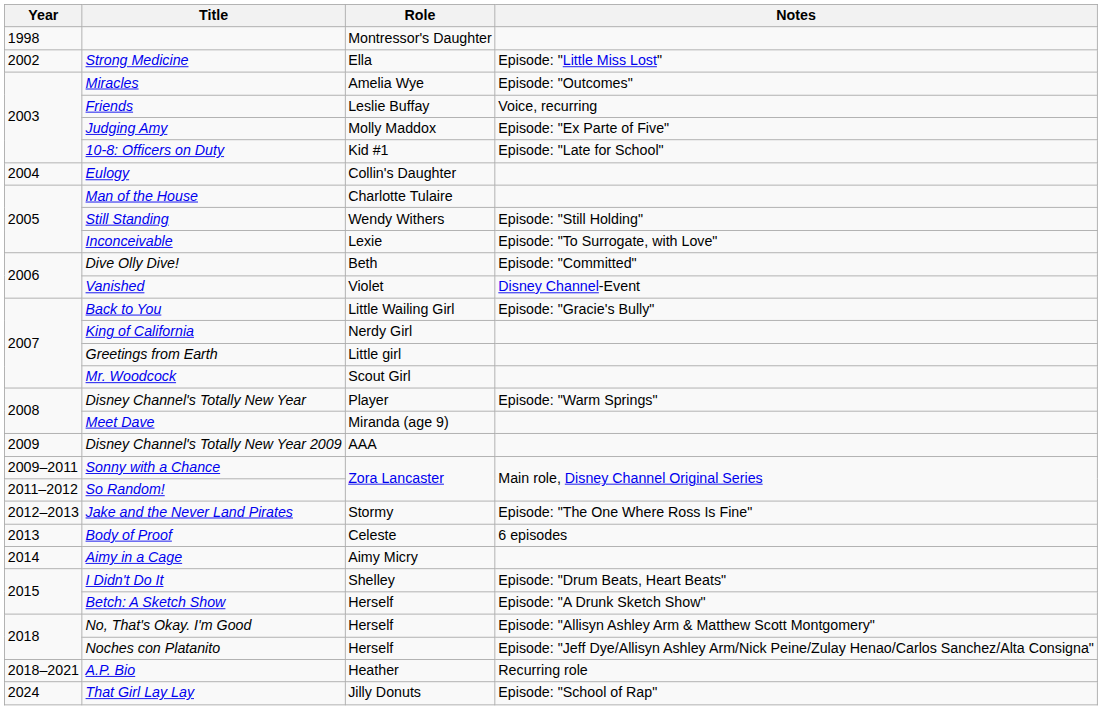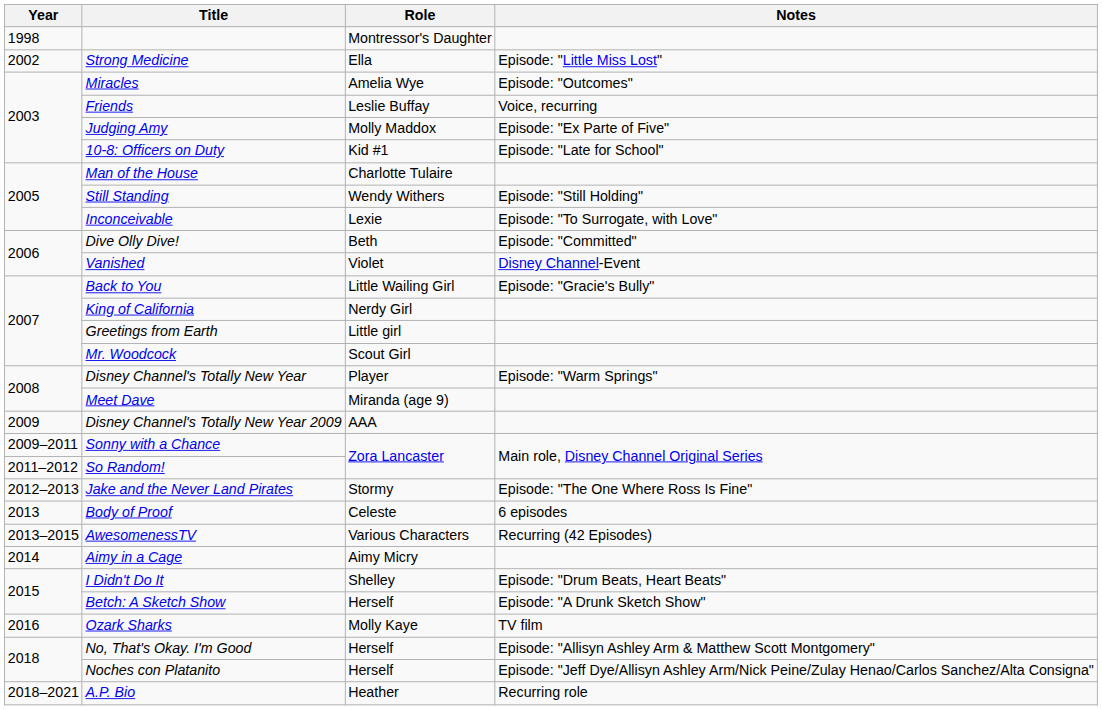- row: (107, 173)
+ row: (141, 535)
+ row: (129, 625)
- row: (140, 693)
